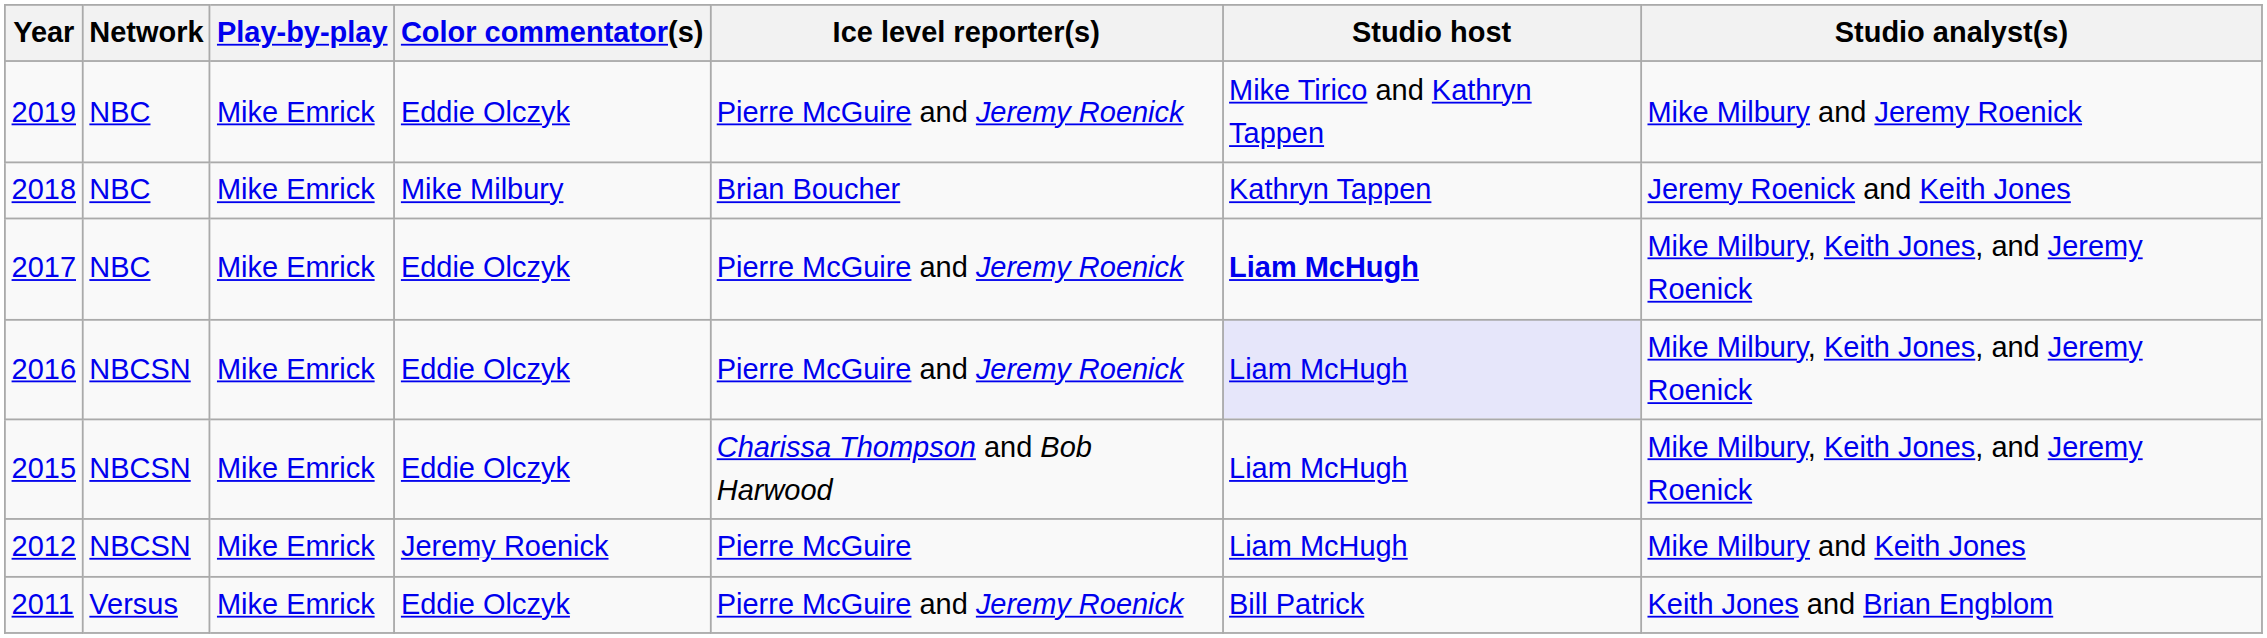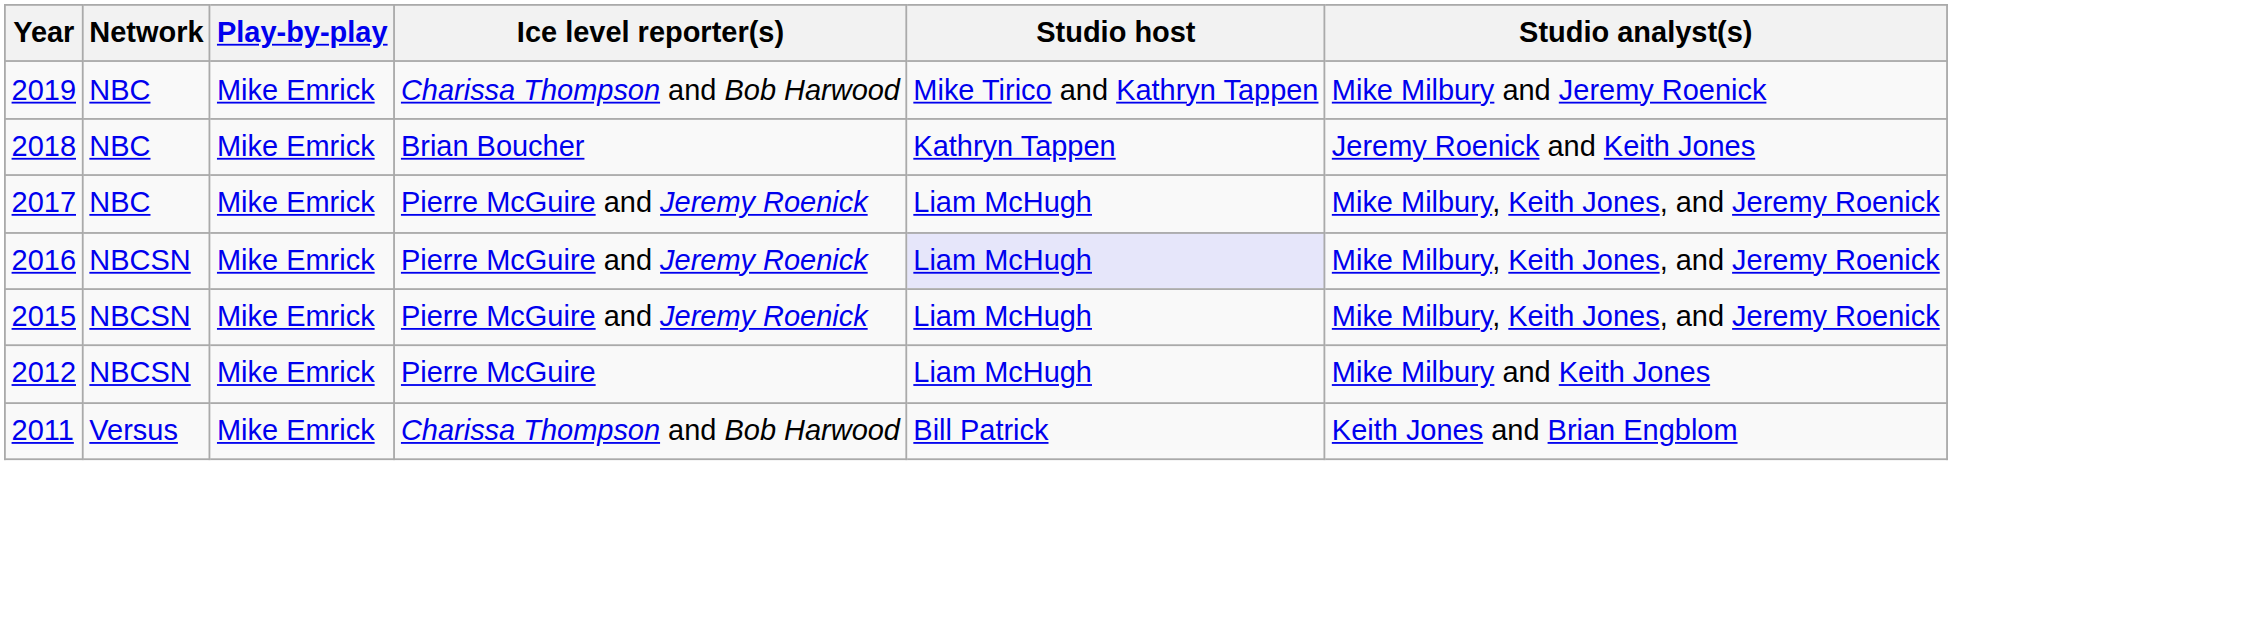- column: (552, 32)
(950, 111) Pierre McGuire and Jeremy Roenick -> (650, 89) Charissa Thompson and Bob Harwood
(1324, 268) bold -> (1003, 203) normal
(904, 468) Charissa Thompson and Bob Harwood -> (634, 316) Pierre McGuire and Jeremy Roenick
(950, 604) Pierre McGuire and Jeremy Roenick -> (650, 430) Charissa Thompson and Bob Harwood
